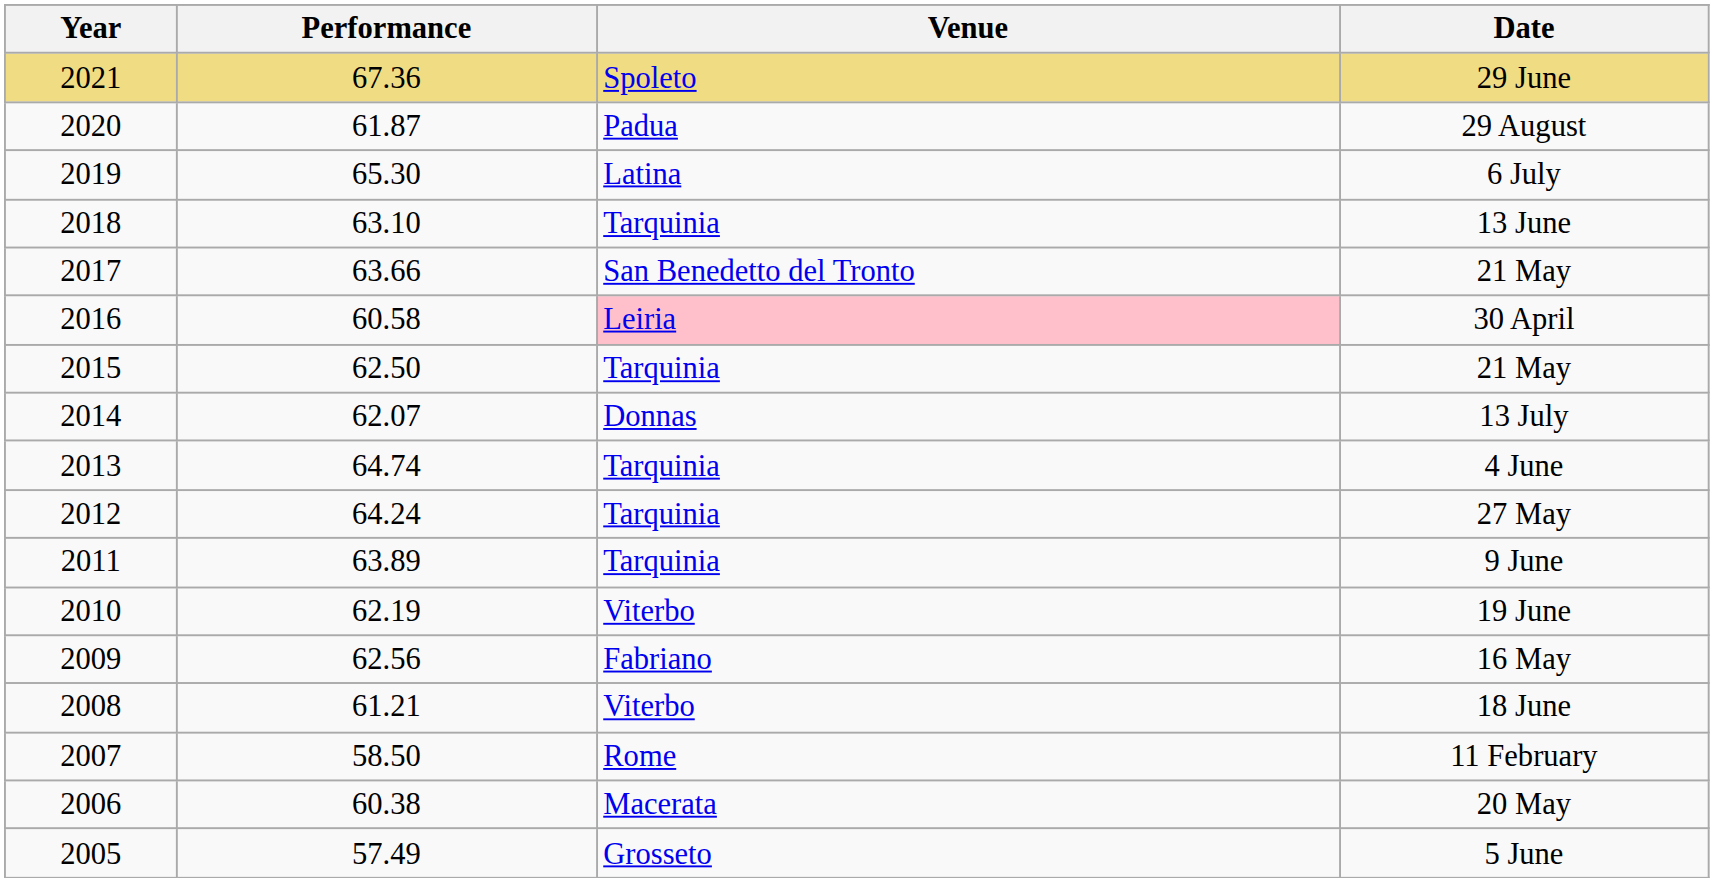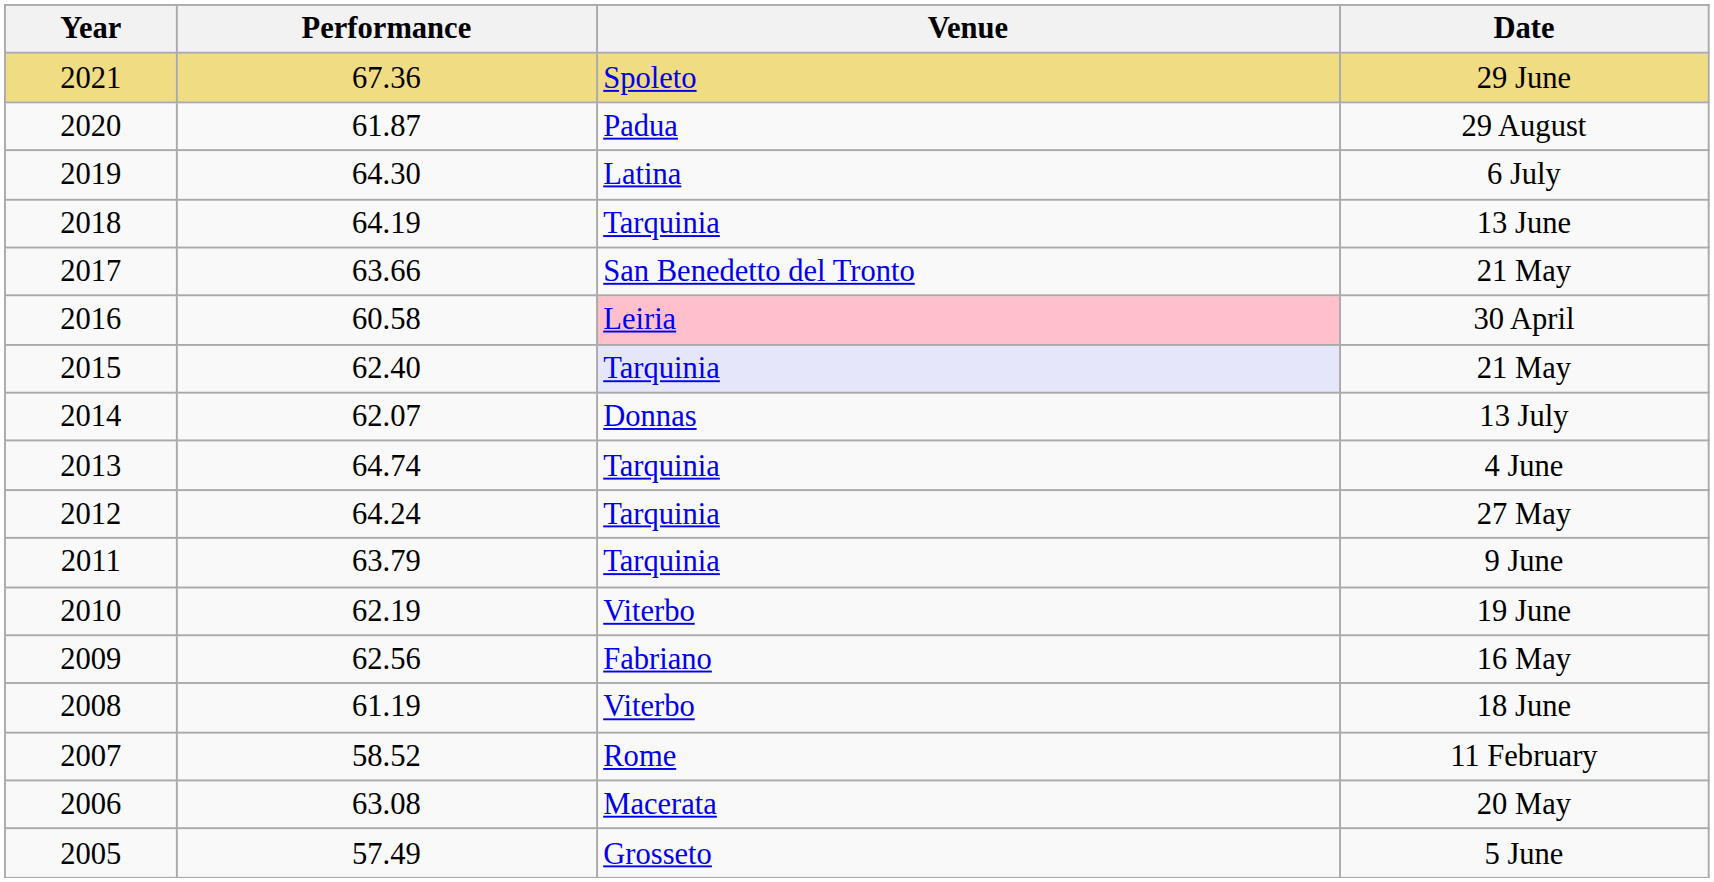(386, 174) 65.30 -> (386, 174) 64.30
(386, 222) 63.10 -> (386, 222) 64.19
(386, 367) 62.50 -> (386, 367) 62.40
(662, 367) no background -> (662, 367) lavender background
(386, 561) 63.89 -> (386, 561) 63.79
(386, 707) 61.21 -> (386, 707) 61.19
(386, 755) 58.50 -> (386, 755) 58.52
(386, 804) 60.38 -> (386, 804) 63.08
